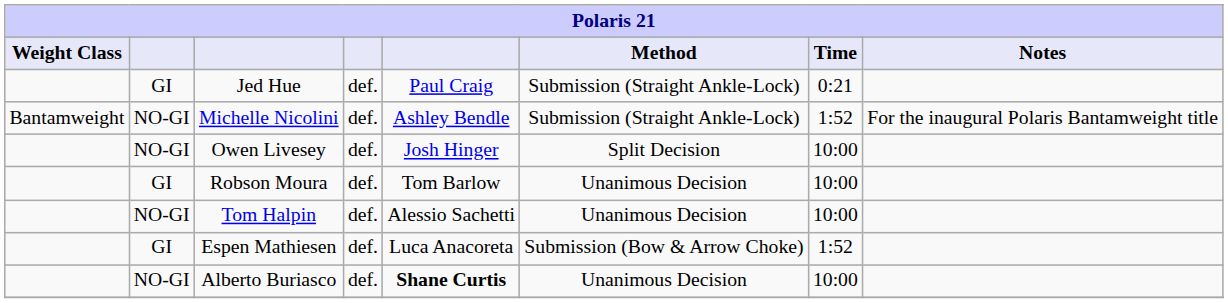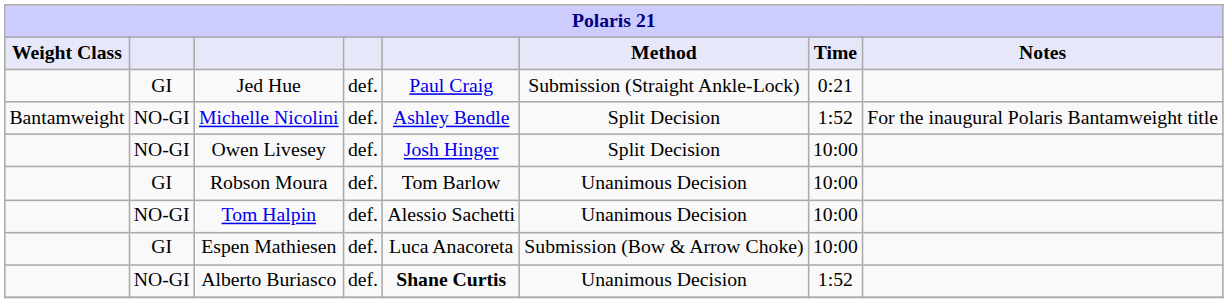(664, 117) Submission (Straight Ankle-Lock) -> (664, 117) Split Decision
(835, 247) 1:52 -> (835, 247) 10:00
(835, 280) 10:00 -> (835, 280) 1:52
